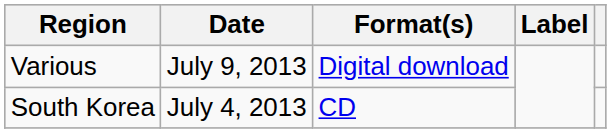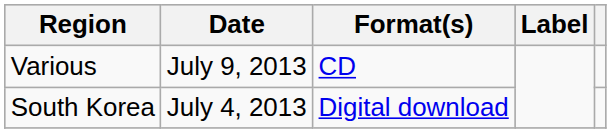(414, 66) Digital download -> (337, 66) CD
(337, 107) CD -> (414, 107) Digital download
